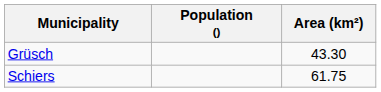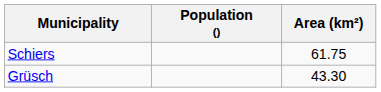rows swapped: (30, 53) <-> (31, 76)
